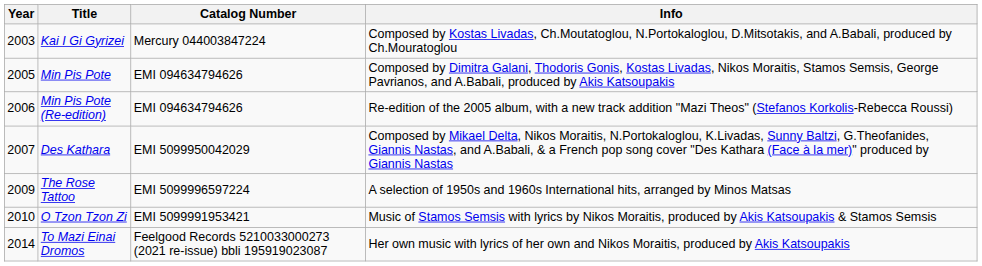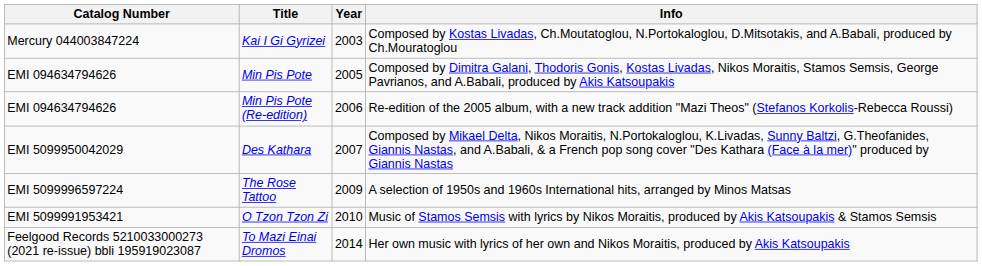columns swapped: (21, 14) <-> (248, 14)
